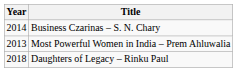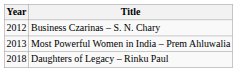(17, 28) 2014 -> (17, 28) 2012
